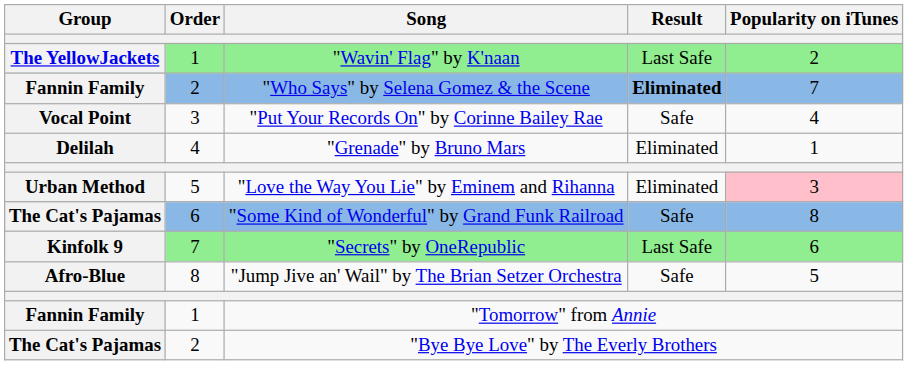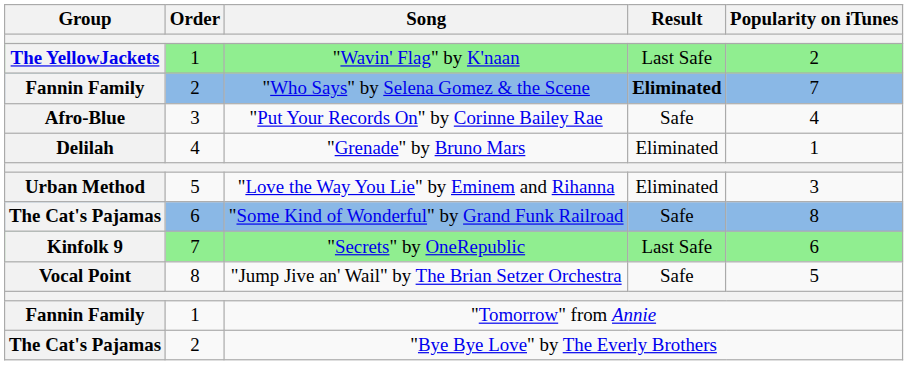(85, 118) Vocal Point -> (85, 118) Afro-Blue
(814, 186) pink background -> (814, 186) no background
(85, 276) Afro-Blue -> (85, 276) Vocal Point
